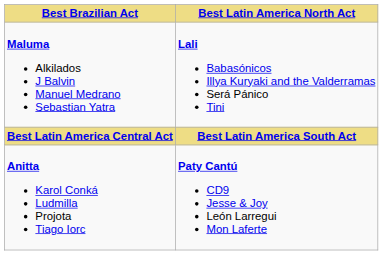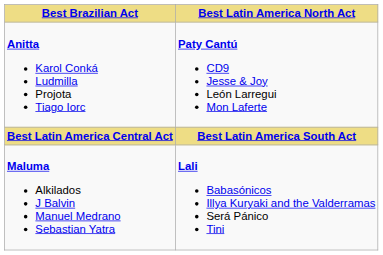rows swapped: (90, 198) <-> (90, 75)
